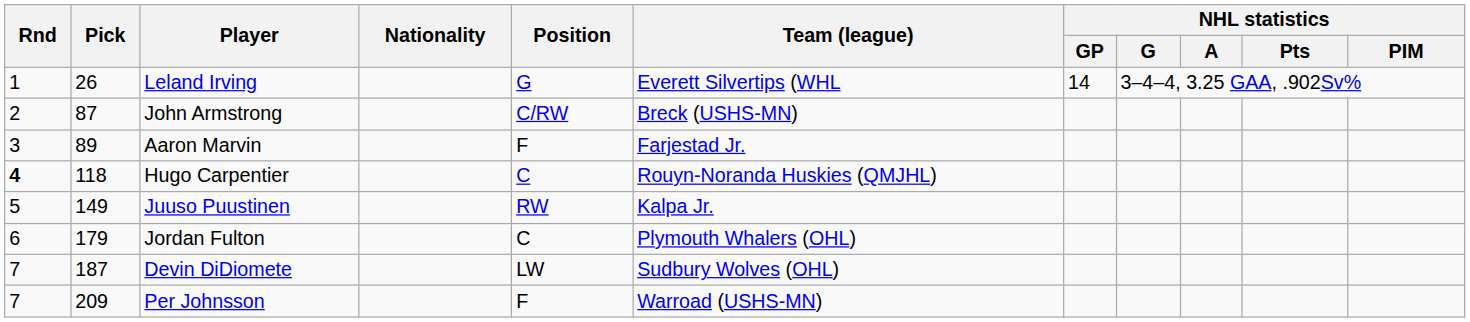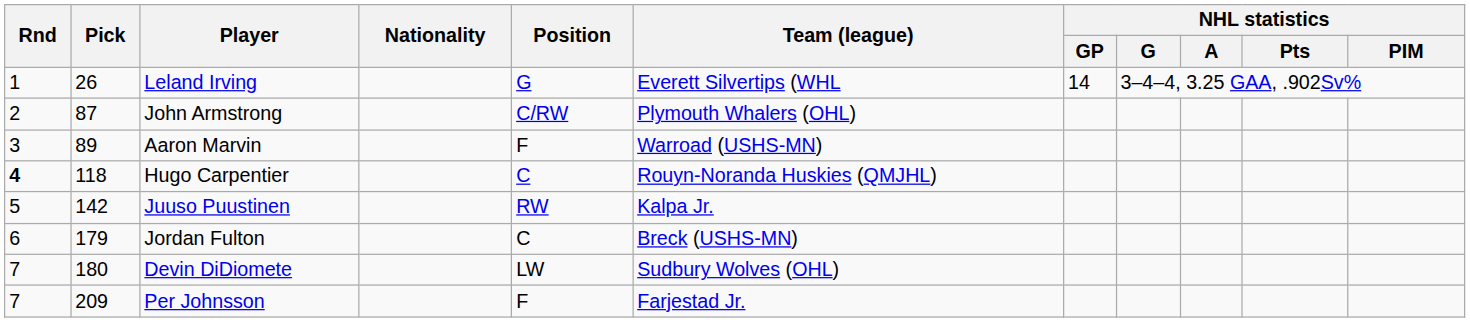(718, 113) Breck (USHS-MN) -> (747, 113) Plymouth Whalers (OHL)
(691, 144) Farjestad Jr. -> (730, 144) Warroad (USHS-MN)
(92, 207) 149 -> (92, 207) 142
(747, 238) Plymouth Whalers (OHL) -> (718, 238) Breck (USHS-MN)
(92, 269) 187 -> (92, 269) 180
(730, 301) Warroad (USHS-MN) -> (691, 301) Farjestad Jr.
